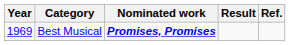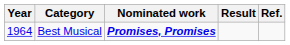(20, 31) 1969 -> (20, 31) 1964
